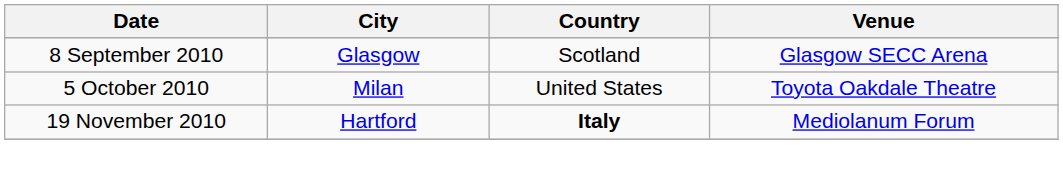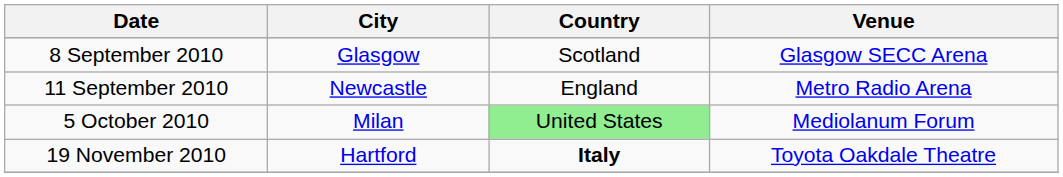+ row: (136, 88)
(599, 88) no background -> (599, 121) lightgreen background
(884, 88) Toyota Oakdale Theatre -> (884, 121) Mediolanum Forum
(884, 121) Mediolanum Forum -> (884, 155) Toyota Oakdale Theatre
